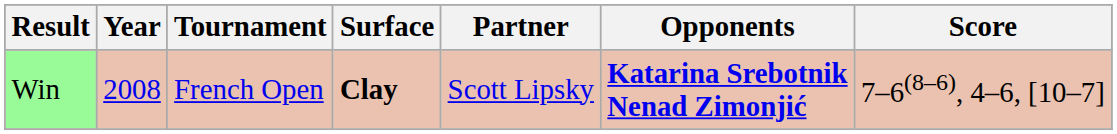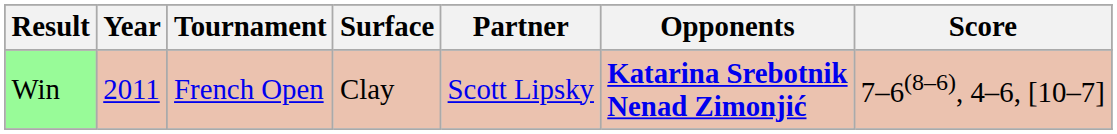(132, 89) 2008 -> (131, 89) 2011
(369, 89) bold -> (367, 89) normal
